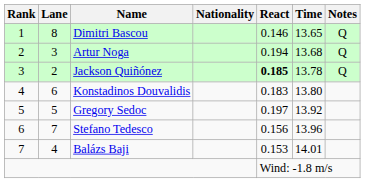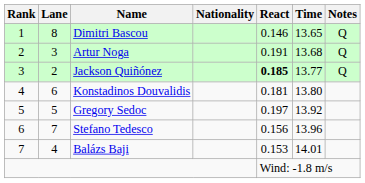(275, 52) 0.194 -> (275, 52) 0.191
(309, 71) 13.78 -> (309, 71) 13.77
(275, 91) 0.183 -> (275, 91) 0.181
